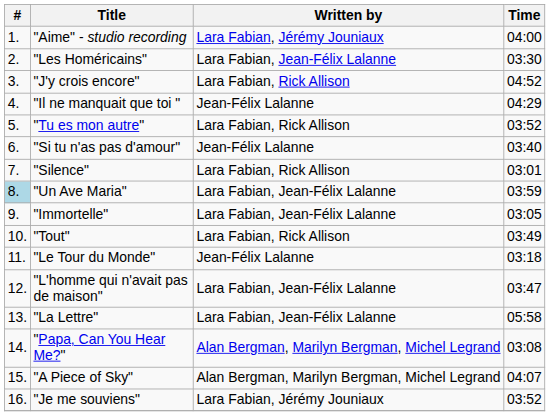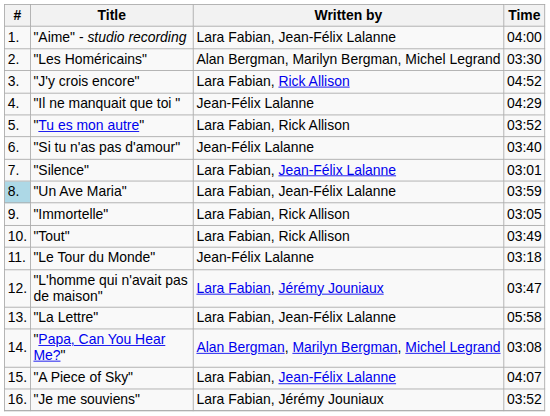(290, 37) Lara Fabian, Jérémy Jouniaux -> (296, 37) Lara Fabian, Jean-Félix Lalanne
(296, 59) Lara Fabian, Jean-Félix Lalanne -> (348, 59) Alan Bergman, Marilyn Bergman, Michel Legrand
(273, 170) Lara Fabian, Rick Allison -> (296, 170) Lara Fabian, Jean-Félix Lalanne
(296, 214) Lara Fabian, Jean-Félix Lalanne -> (273, 214) Lara Fabian, Rick Allison
(296, 288) Lara Fabian, Jean-Félix Lalanne -> (290, 288) Lara Fabian, Jérémy Jouniaux
(348, 378) Alan Bergman, Marilyn Bergman, Michel Legrand -> (296, 378) Lara Fabian, Jean-Félix Lalanne
